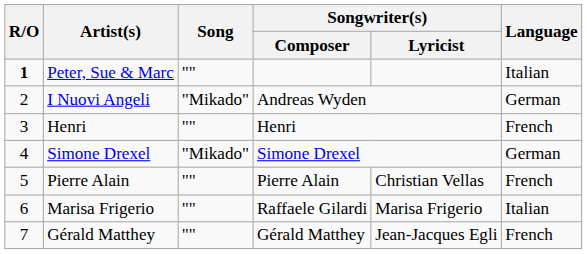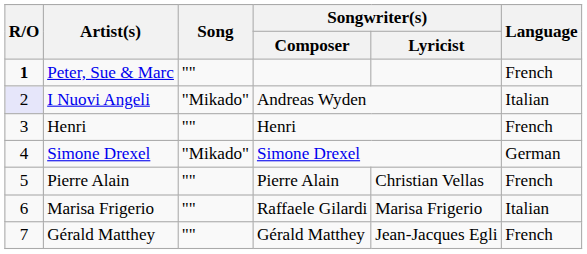(527, 72) Italian -> (529, 72) French
(24, 99) no background -> (24, 99) lavender background
(533, 99) German -> (527, 99) Italian
